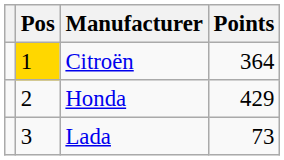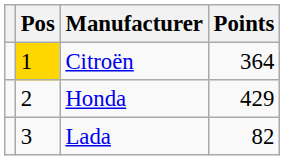(263, 136) 73 -> (263, 136) 82
